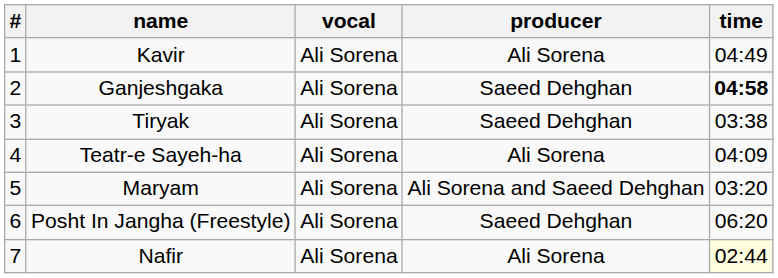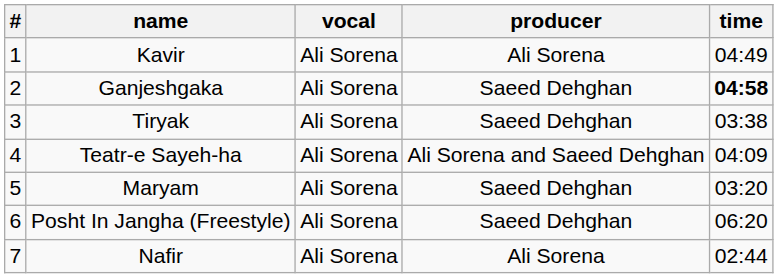(556, 155) Ali Sorena -> (556, 155) Ali Sorena and Saeed Dehghan
(556, 188) Ali Sorena and Saeed Dehghan -> (556, 188) Saeed Dehghan
(741, 255) lightyellow background -> (741, 255) no background
